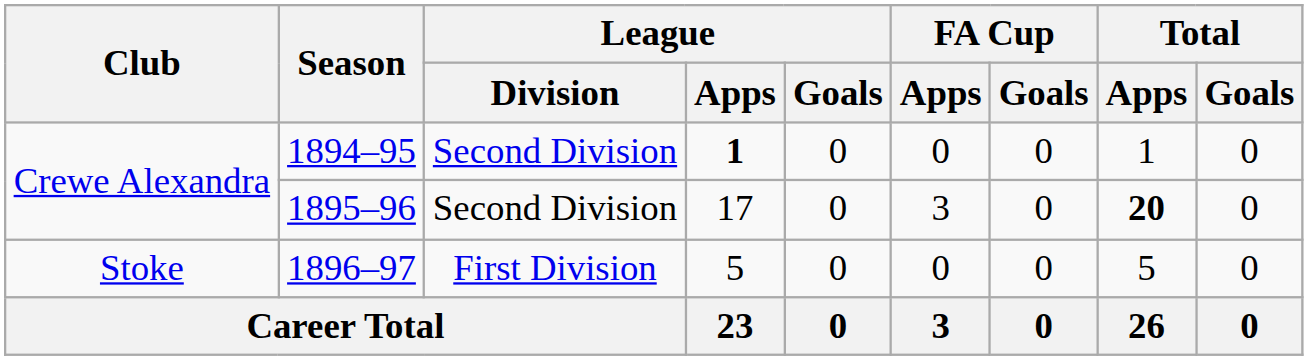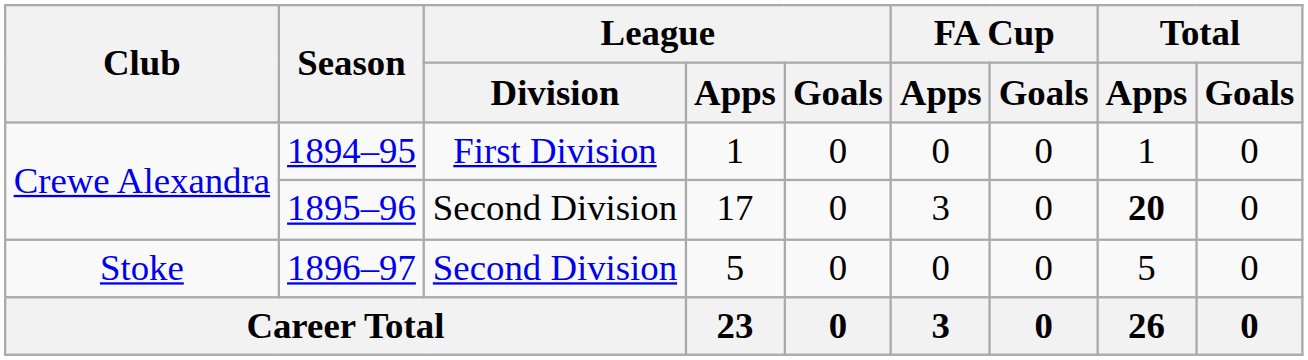(555, 150) Second Division -> (555, 150) First Division
(735, 150) bold -> (735, 150) normal
(555, 267) First Division -> (555, 267) Second Division
